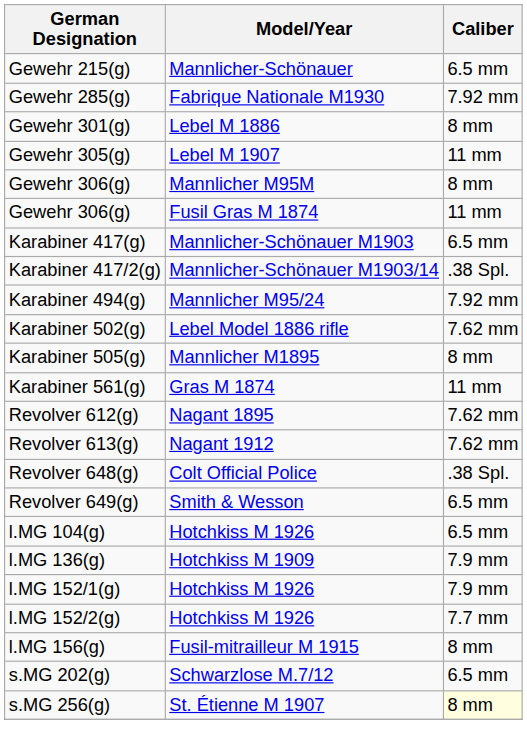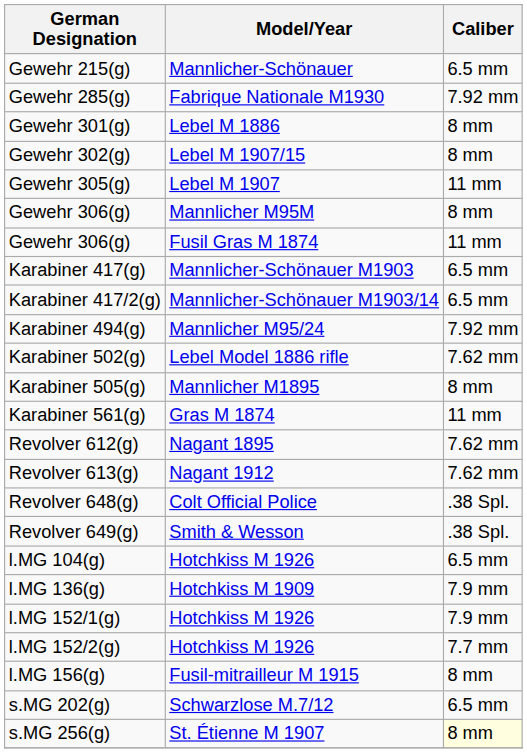+ row: (70, 155)
(478, 270) .38 Spl. -> (478, 299) 6.5 mm
(478, 502) 6.5 mm -> (478, 531) .38 Spl.
